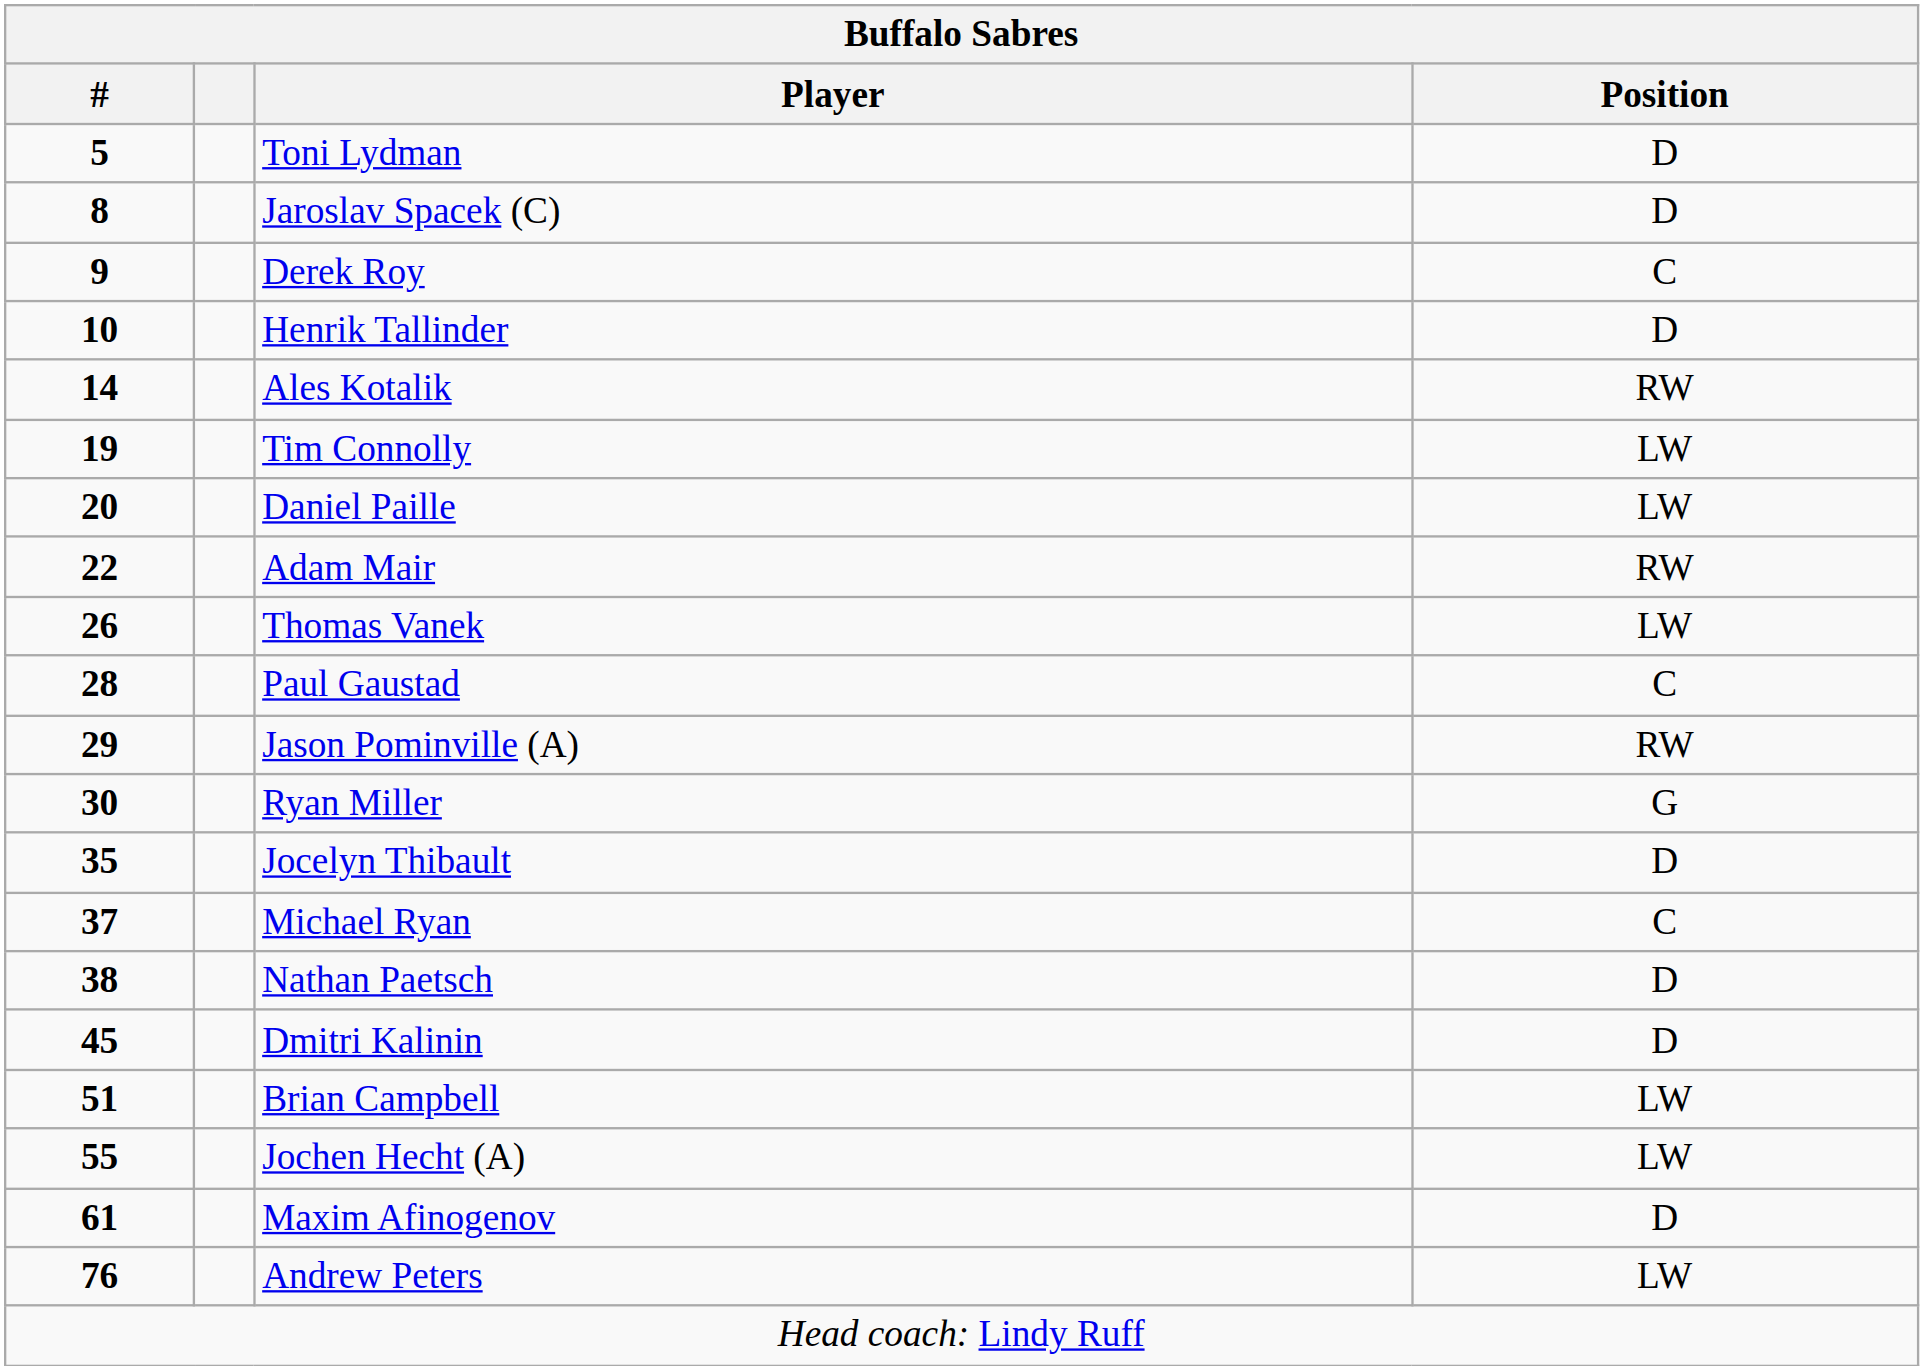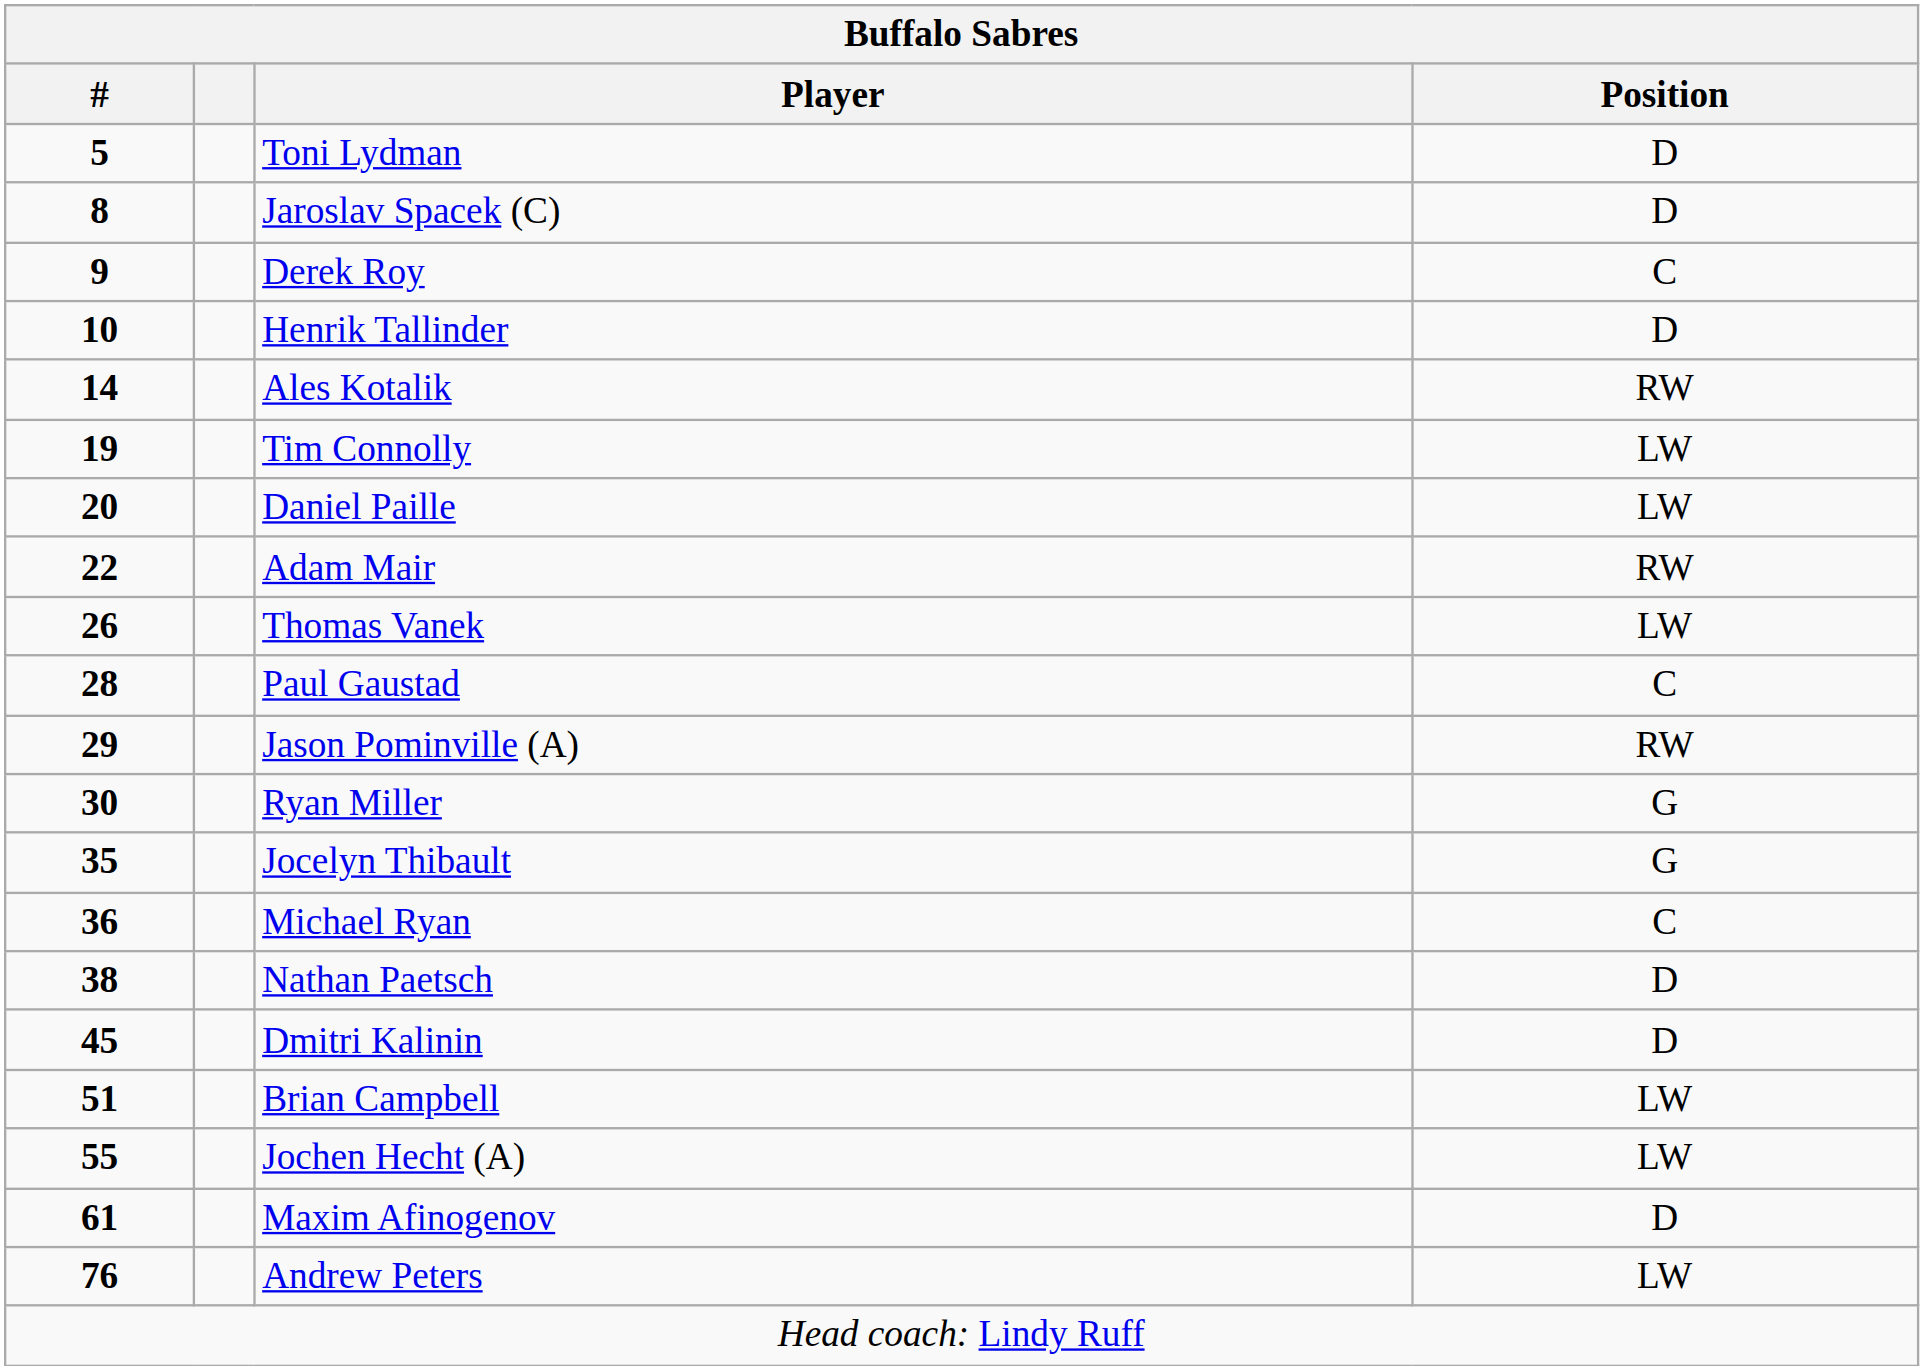(1665, 861) D -> (1665, 861) G
(100, 920) 37 -> (100, 920) 36
